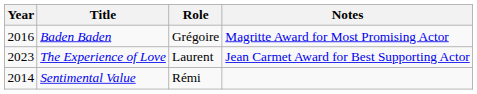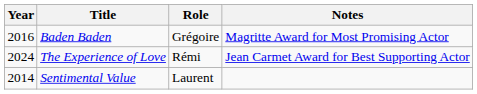(21, 57) 2023 -> (21, 57) 2024
(193, 57) Laurent -> (186, 57) Rémi
(186, 78) Rémi -> (193, 78) Laurent
